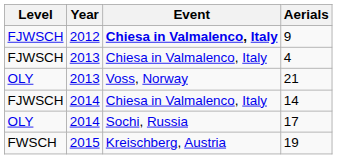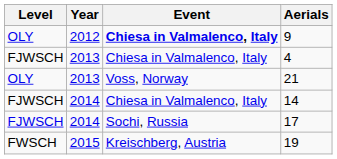(36, 36) FJWSCH -> (20, 36) OLY
(20, 121) OLY -> (36, 121) FJWSCH
